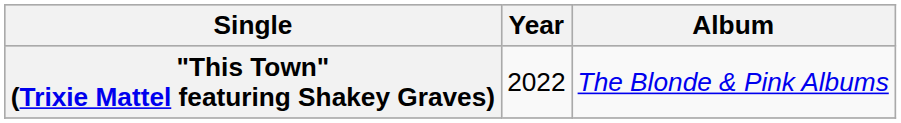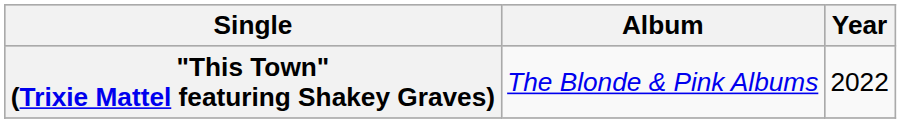columns swapped: (536, 25) <-> (733, 25)
